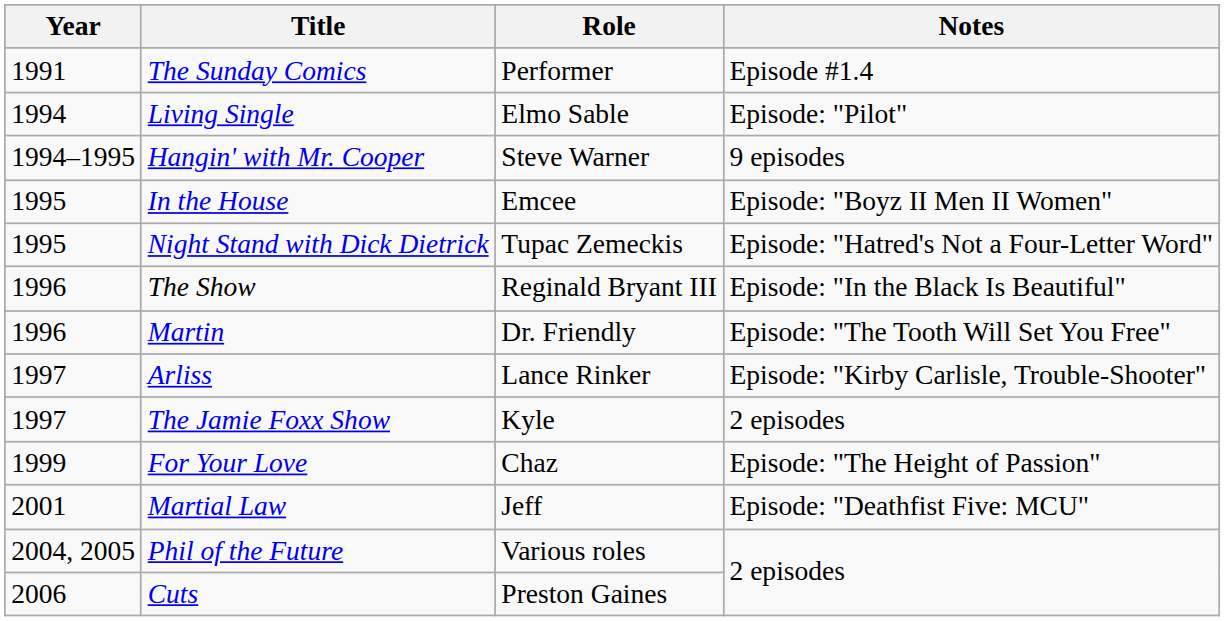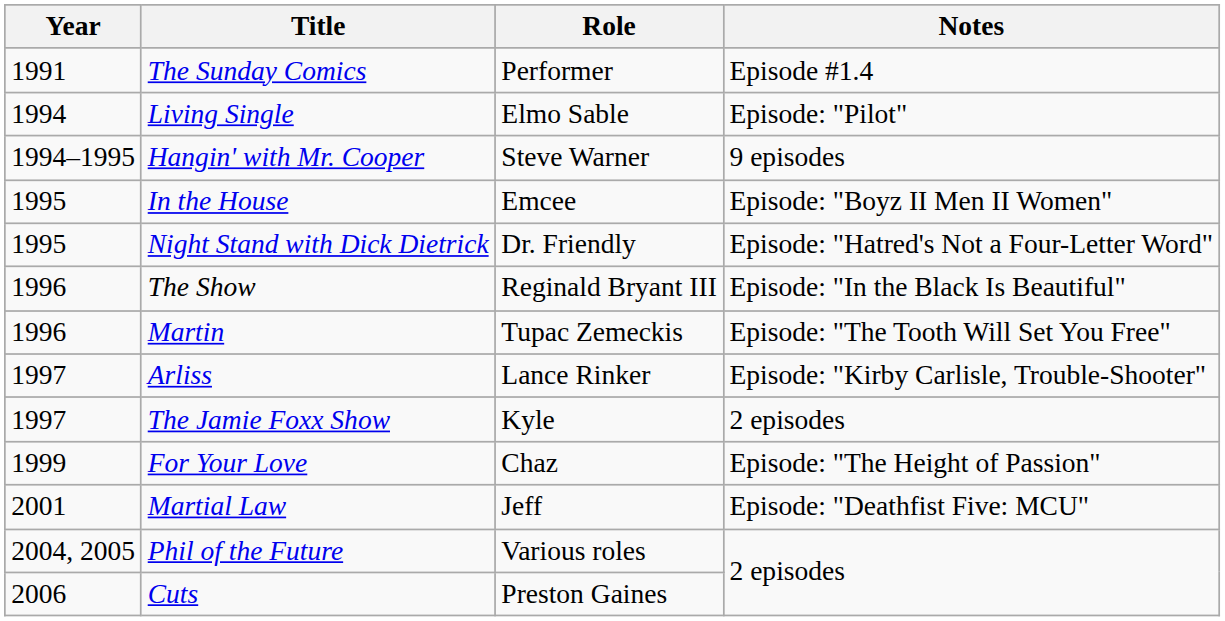(592, 244) Tupac Zemeckis -> (569, 244) Dr. Friendly
(569, 331) Dr. Friendly -> (592, 331) Tupac Zemeckis
